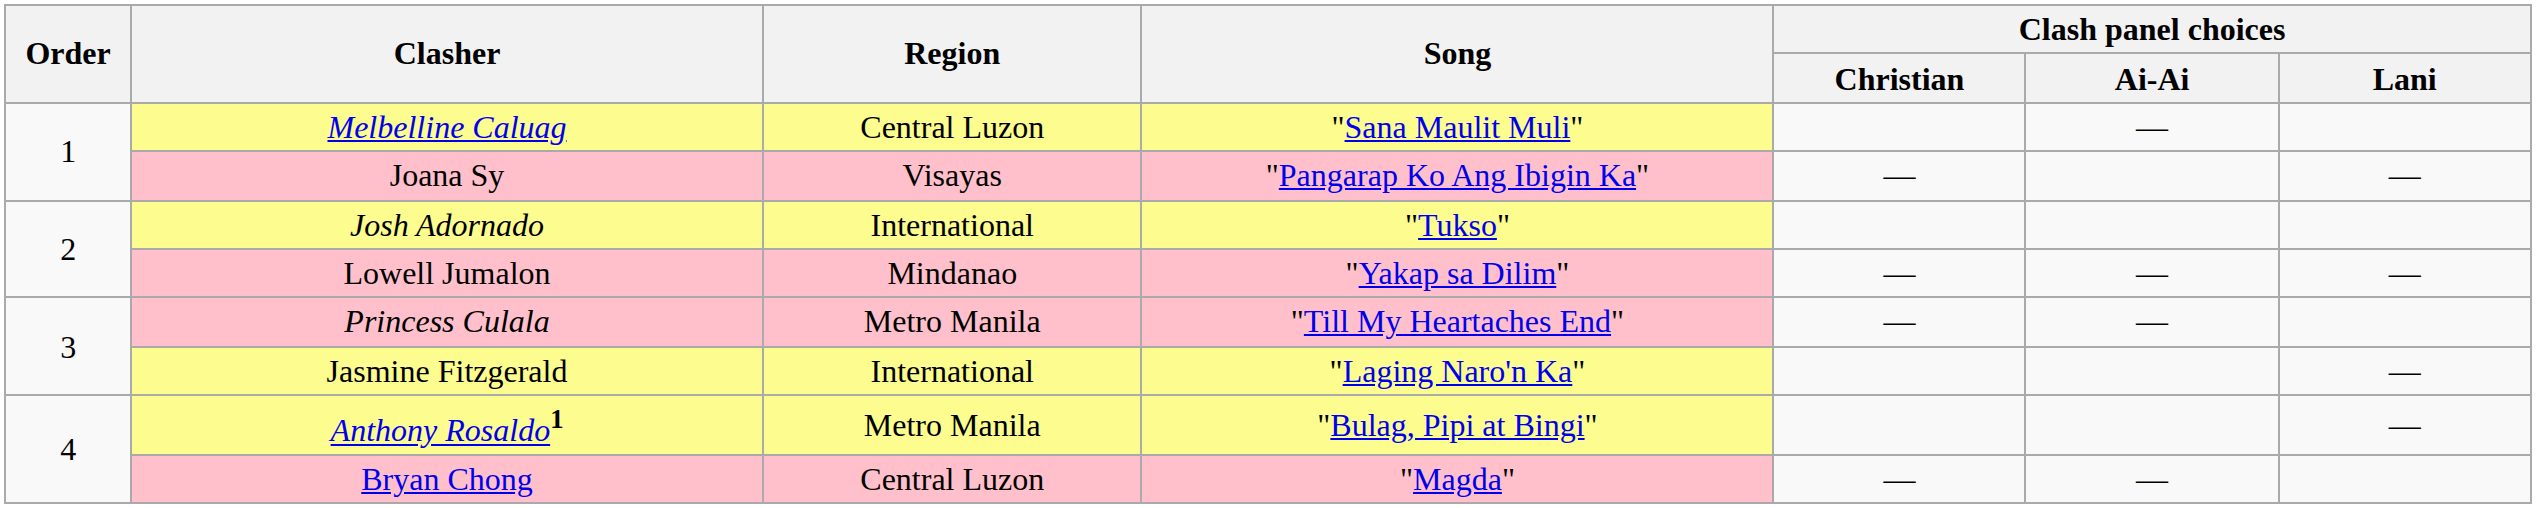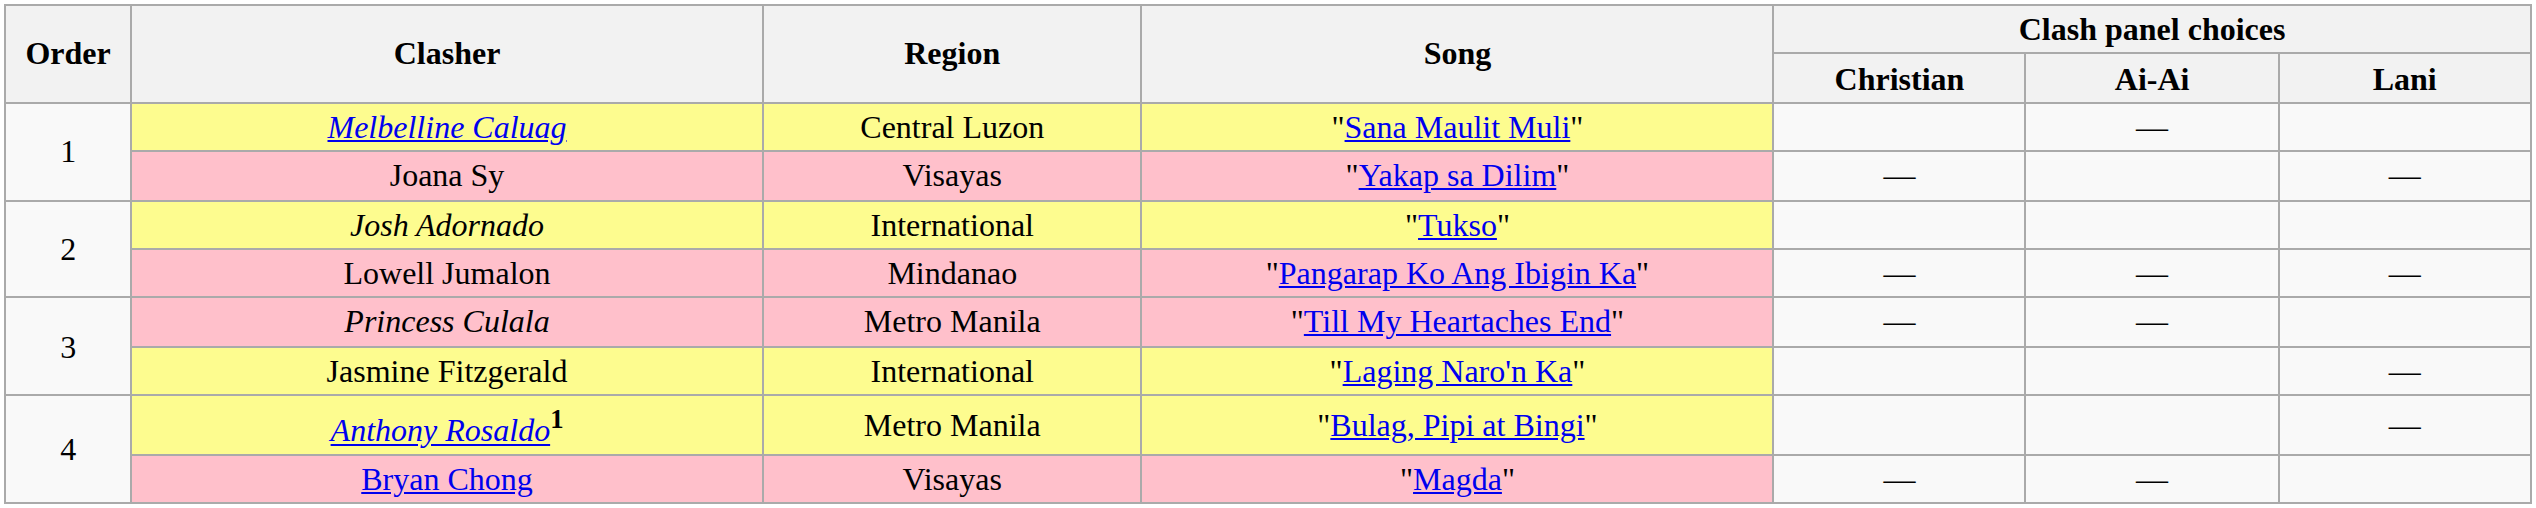(1457, 176) "Pangarap Ko Ang Ibigin Ka" -> (1457, 176) "Yakap sa Dilim"
(1457, 273) "Yakap sa Dilim" -> (1457, 273) "Pangarap Ko Ang Ibigin Ka"
(952, 479) Central Luzon -> (952, 479) Visayas
